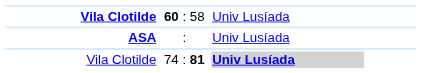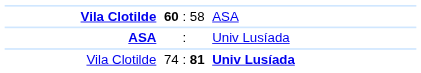(251, 16) Univ Lusíada -> (225, 16) ASA
(253, 59) lightgrey background -> (253, 59) no background
